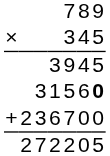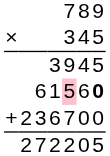(41, 91) 3 -> (41, 91) 6
(69, 91) no background -> (69, 91) pink background
